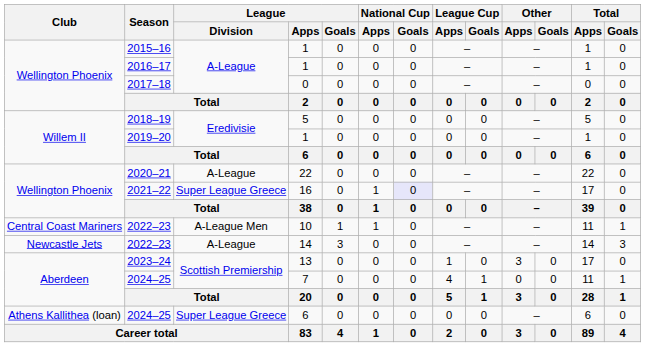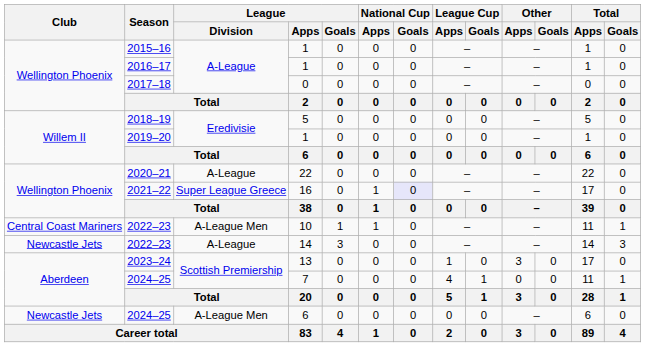(65, 315) Athens Kallithea (loan) -> (65, 315) Newcastle Jets
(231, 315) Super League Greece -> (231, 315) A-League Men
